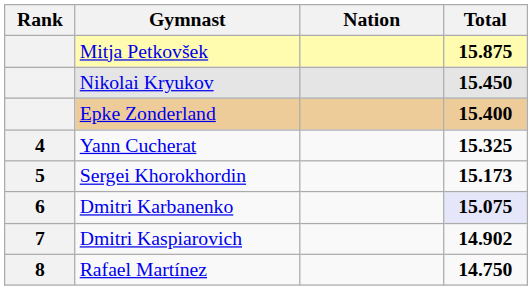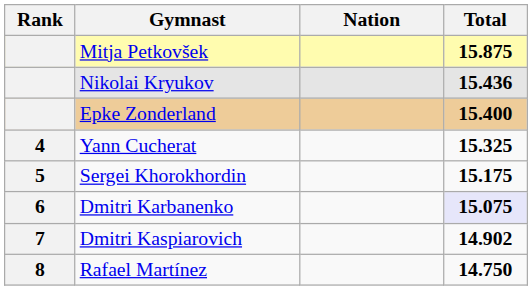(485, 82) 15.450 -> (485, 82) 15.436
(485, 176) 15.173 -> (485, 176) 15.175
